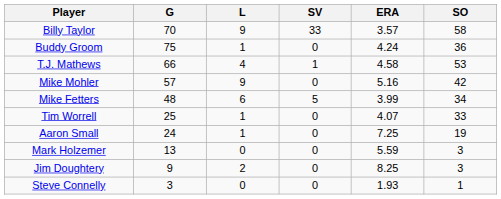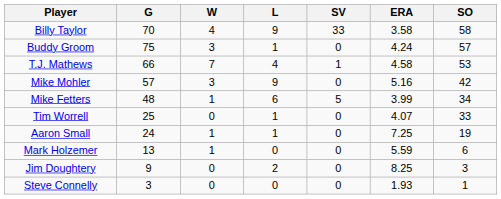+ column: (212, 13)
(388, 30) 3.57 -> (402, 30) 3.58
(460, 47) 36 -> (465, 47) 57
(460, 151) 3 -> (465, 151) 6
